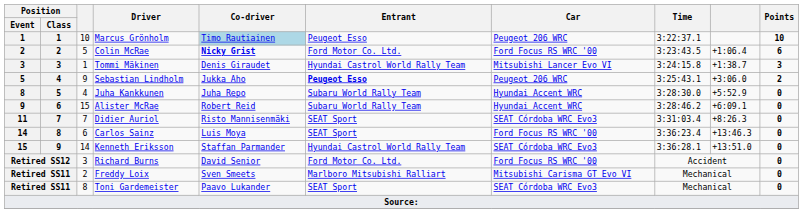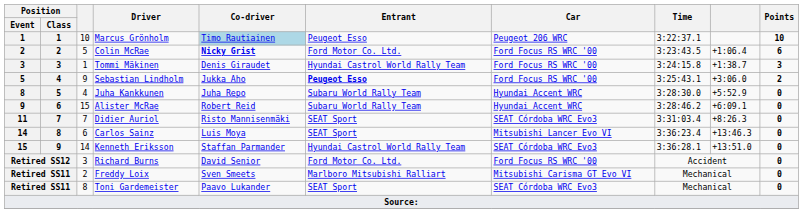(553, 66) Mitsubishi Lancer Evo VI -> (545, 66) Ford Focus RS WRC '00
(530, 79) Peugeot 206 WRC -> (545, 79) Ford Focus RS WRC '00
(545, 134) Ford Focus RS WRC '00 -> (553, 134) Mitsubishi Lancer Evo VI
